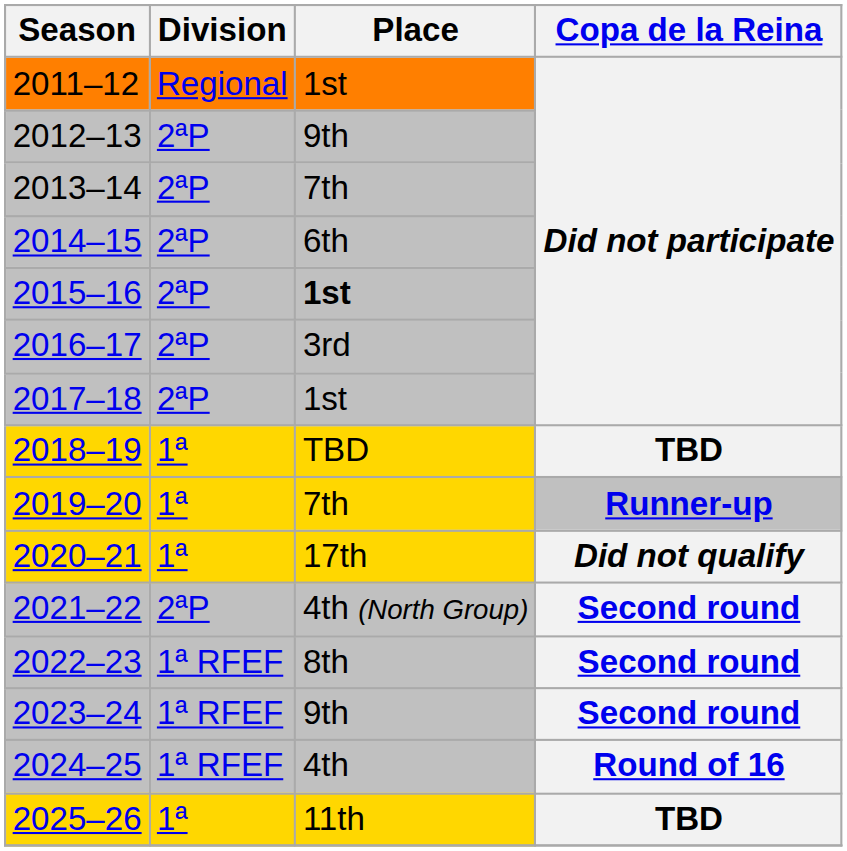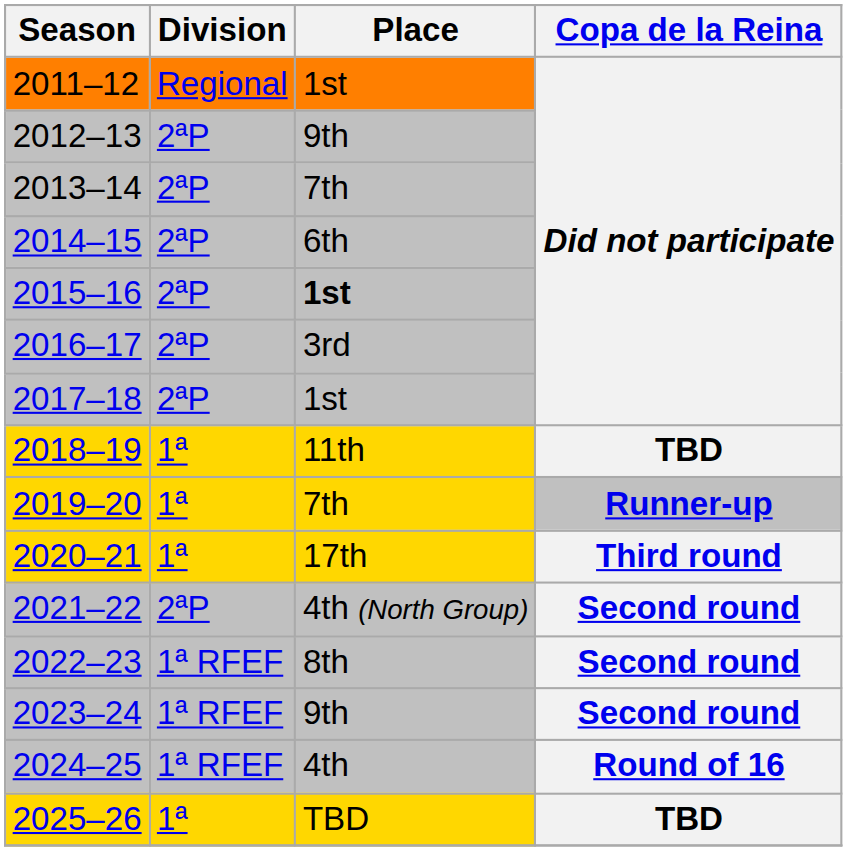(336, 450) TBD -> (334, 450) 11th
(689, 556) Did not qualify -> (689, 556) Third round
(334, 818) 11th -> (336, 818) TBD
